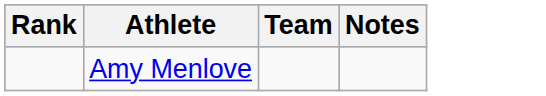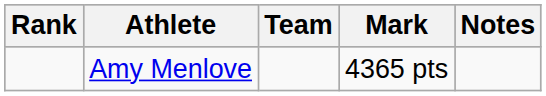+ column: (397, 25)
